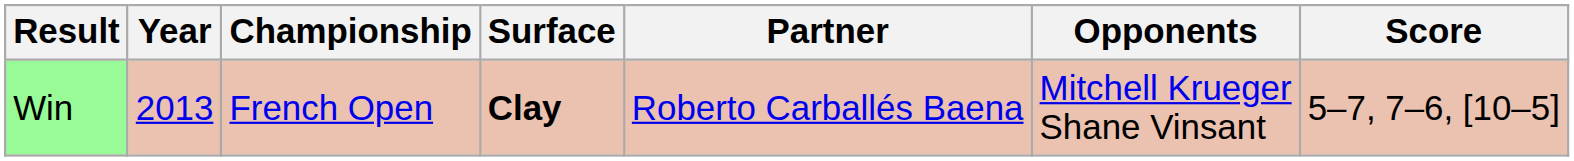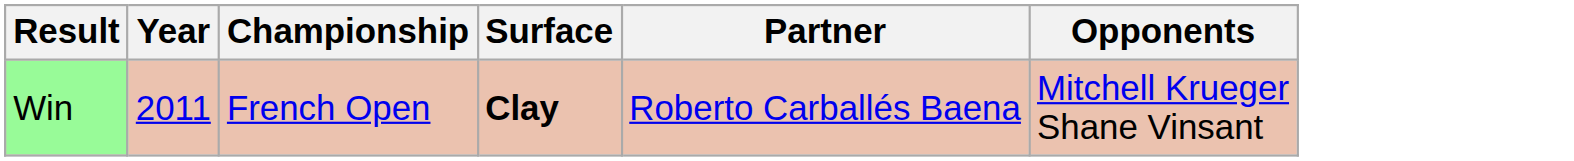- column: (1434, 32)
(175, 107) 2013 -> (173, 107) 2011
